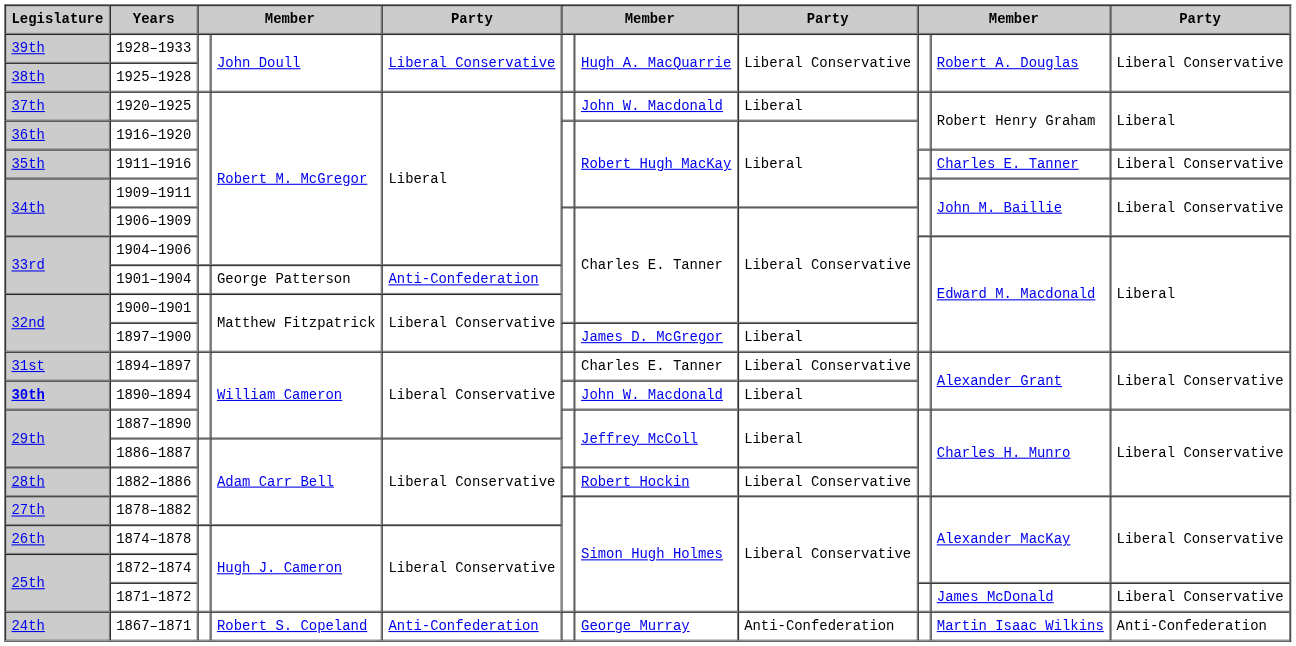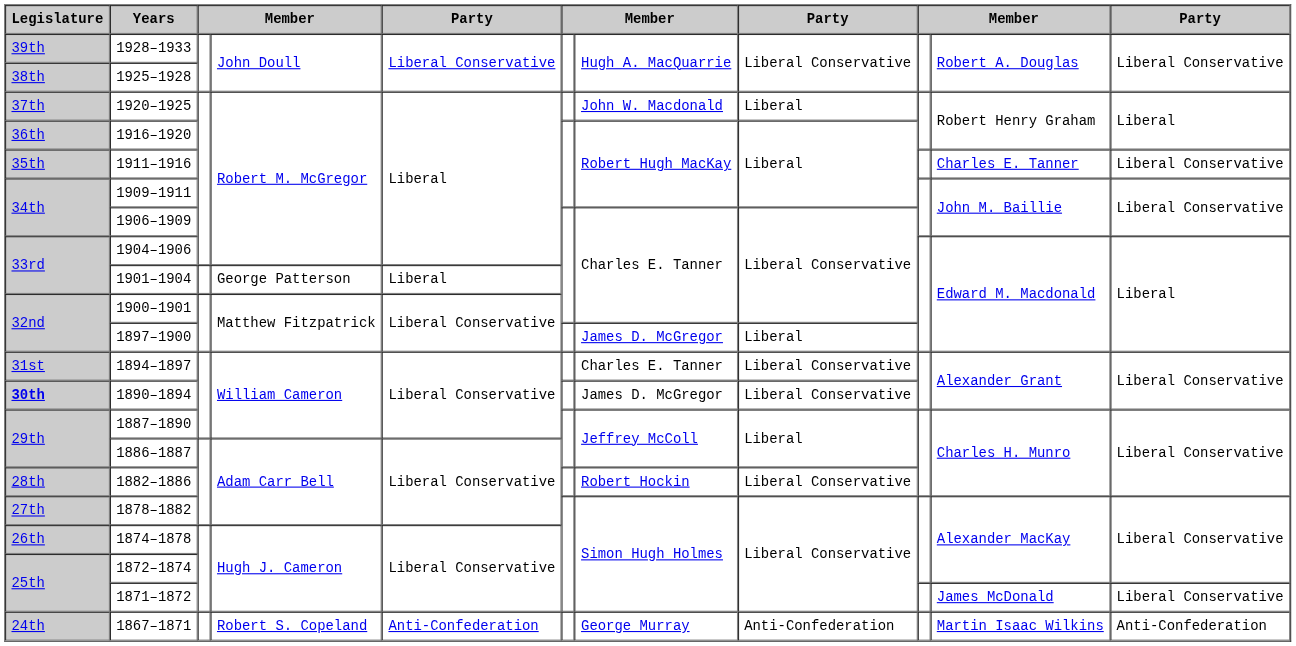(464, 280) Anti-Confederation -> (418, 280) Liberal
(652, 395) John W. Macdonald -> (652, 395) James D. McGregor
(773, 395) Liberal -> (828, 395) Liberal Conservative
